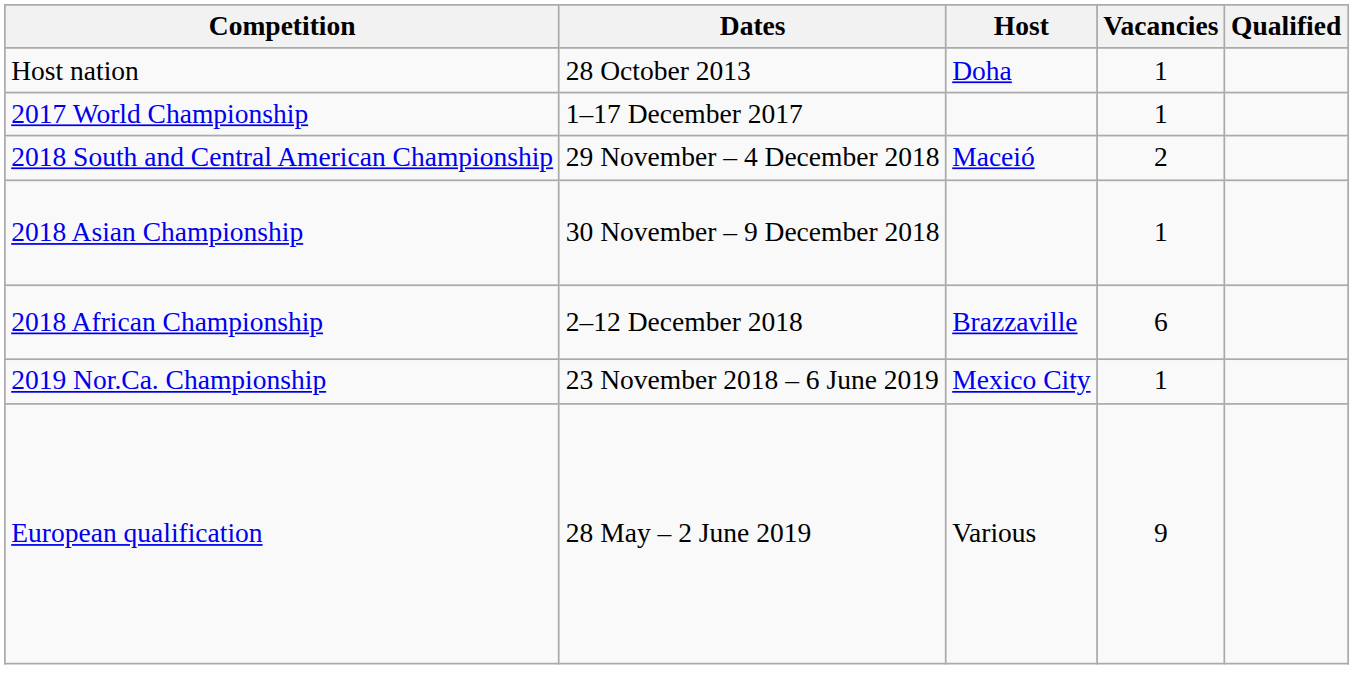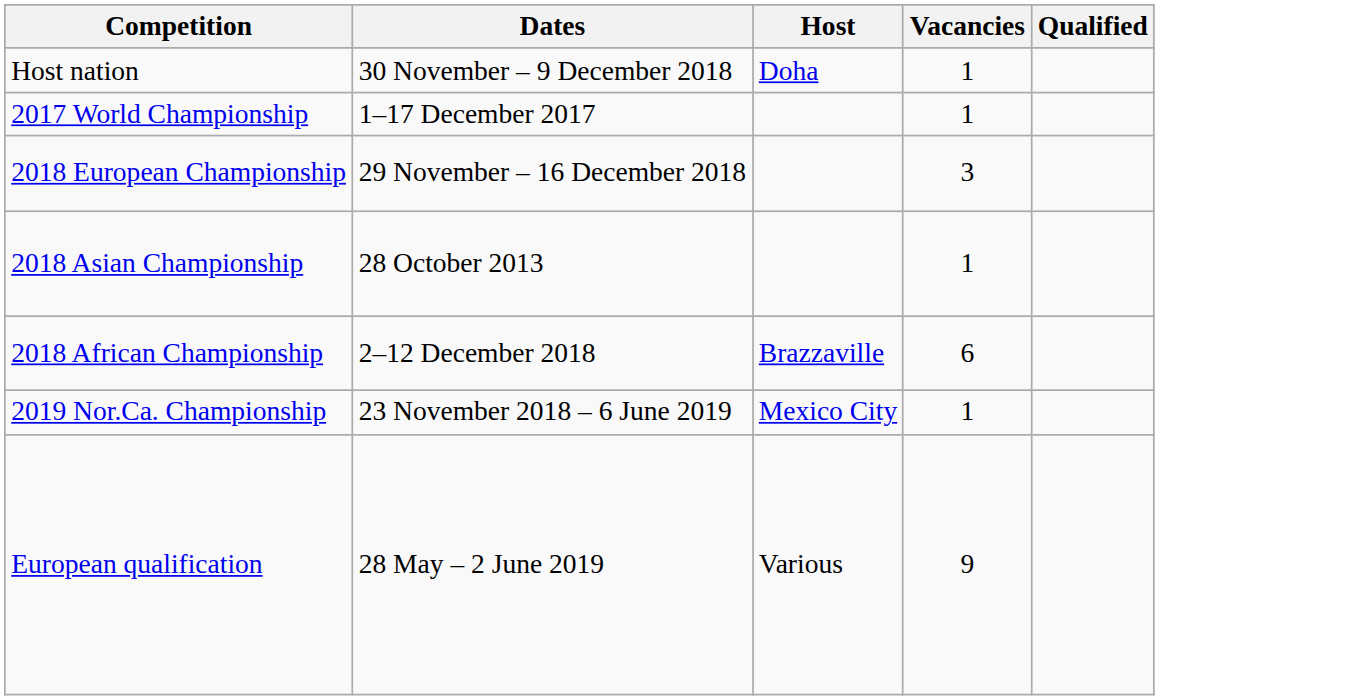(658, 69) 28 October 2013 -> (546, 69) 30 November – 9 December 2018
- row: (282, 157)
+ row: (179, 172)
(753, 231) 30 November – 9 December 2018 -> (451, 262) 28 October 2013
